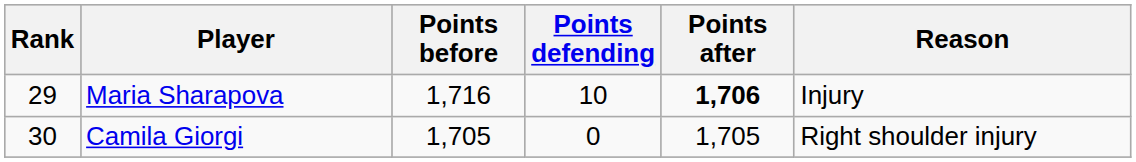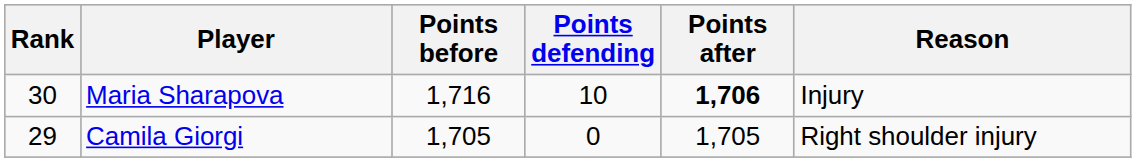(42, 95) 29 -> (42, 95) 30
(42, 136) 30 -> (42, 136) 29
